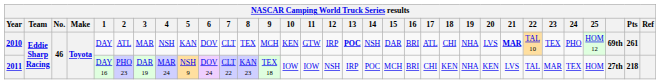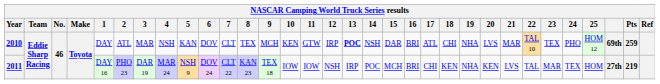(512, 43) bold -> (512, 43) normal
(632, 43) 261 -> (632, 43) 259
(632, 67) 218 -> (632, 67) 219
